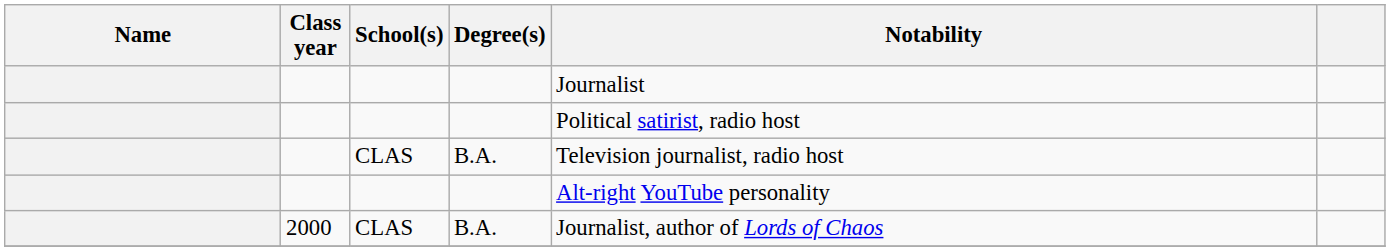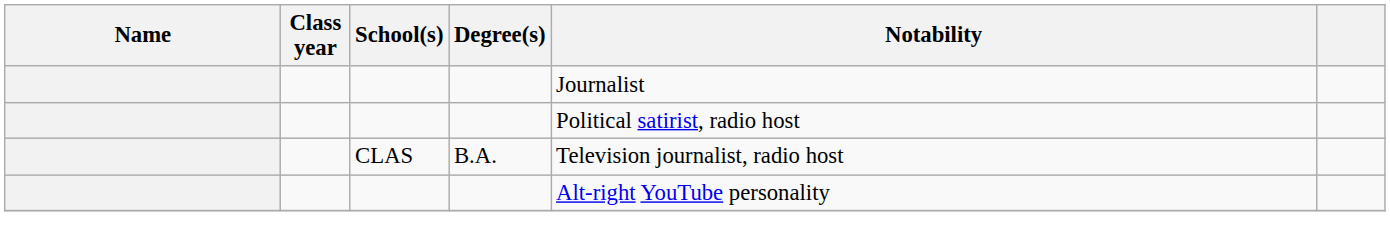- row: (309, 228)
